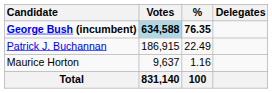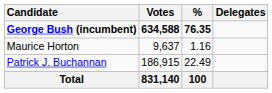(160, 29) lightblue background -> (160, 29) no background
rows swapped: (57, 46) <-> (43, 63)
